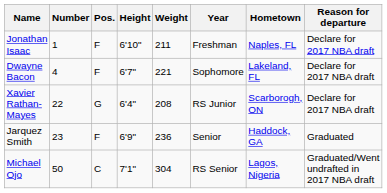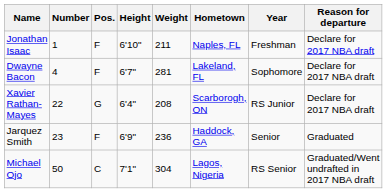columns swapped: (218, 17) <-> (275, 17)
(163, 71) 221 -> (163, 71) 281
